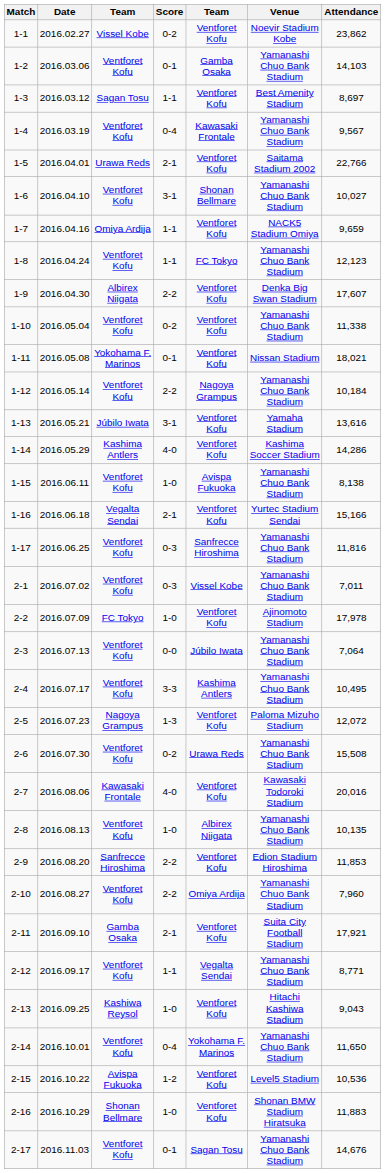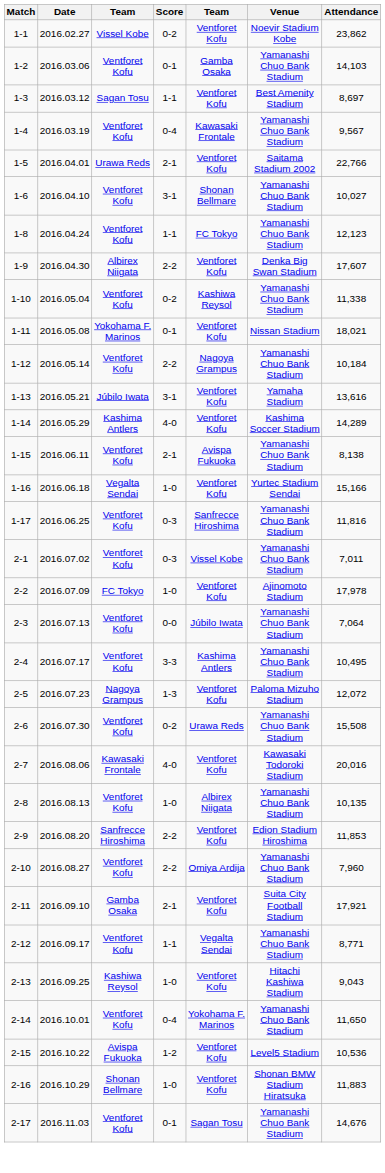- row: (21, 228)
(217, 325) Ventforet Kofu -> (217, 299) Kashiwa Reysol
(351, 450) 14,286 -> (351, 423) 14,289
(170, 482) 1-0 -> (170, 455) 2-1
(170, 515) 2-1 -> (170, 488) 1-0
